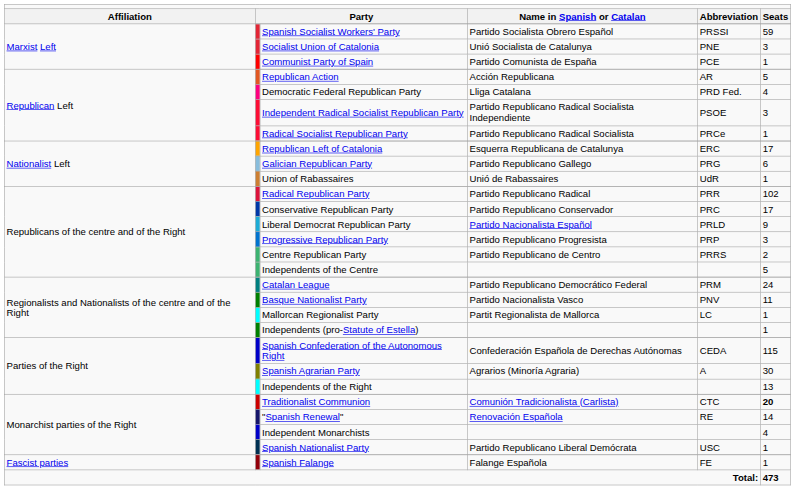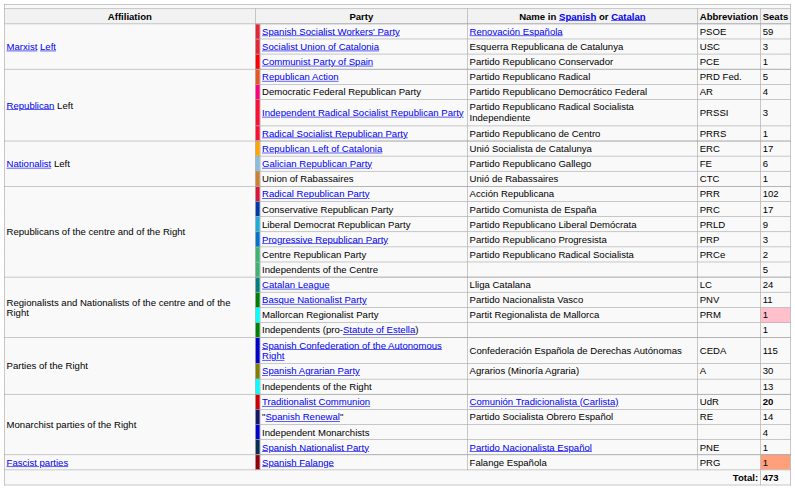(541, 32) Partido Socialista Obrero Español -> (516, 32) Renovación Española
(714, 32) PRSSI -> (713, 32) PSOE
(531, 47) Unió Socialista de Catalunya -> (546, 47) Esquerra Republicana de Catalunya
(710, 47) PNE -> (710, 47) USC
(533, 62) Partido Comunista de España -> (541, 62) Partido Republicano Conservador
(512, 77) Acción Republicana -> (530, 77) Partido Republicano Radical
(706, 77) AR -> (721, 77) PRD Fed.
(500, 92) Lliga Catalana -> (558, 92) Partido Republicano Democrático Federal
(721, 92) PRD Fed. -> (706, 92) AR
(713, 113) PSOE -> (714, 113) PRSSI
(552, 133) Partido Republicano Radical Socialista -> (535, 133) Partido Republicano de Centro
(712, 133) PRCe -> (713, 133) PRRS
(546, 149) Esquerra Republicana de Catalunya -> (531, 149) Unió Socialista de Catalunya
(710, 164) PRG -> (706, 164) FE
(709, 179) UdR -> (710, 179) CTC
(530, 194) Partido Republicano Radical -> (512, 194) Acción Republicana
(541, 209) Partido Republicano Conservador -> (533, 209) Partido Comunista de España
(531, 224) Partido Nacionalista Español -> (553, 224) Partido Republicano Liberal Demócrata
(535, 255) Partido Republicano de Centro -> (552, 255) Partido Republicano Radical Socialista
(713, 255) PRRS -> (712, 255) PRCe
(558, 285) Partido Republicano Democrático Federal -> (500, 285) Lliga Catalana
(710, 285) PRM -> (706, 285) LC
(706, 315) LC -> (710, 315) PRM
(765, 315) no background -> (765, 315) pink background
(710, 402) CTC -> (709, 402) UdR
(516, 417) Renovación Española -> (541, 417) Partido Socialista Obrero Español
(553, 447) Partido Republicano Liberal Demócrata -> (531, 447) Partido Nacionalista Español
(710, 447) USC -> (710, 447) PNE
(706, 462) FE -> (710, 462) PRG
(765, 462) no background -> (765, 462) lightsalmon background
